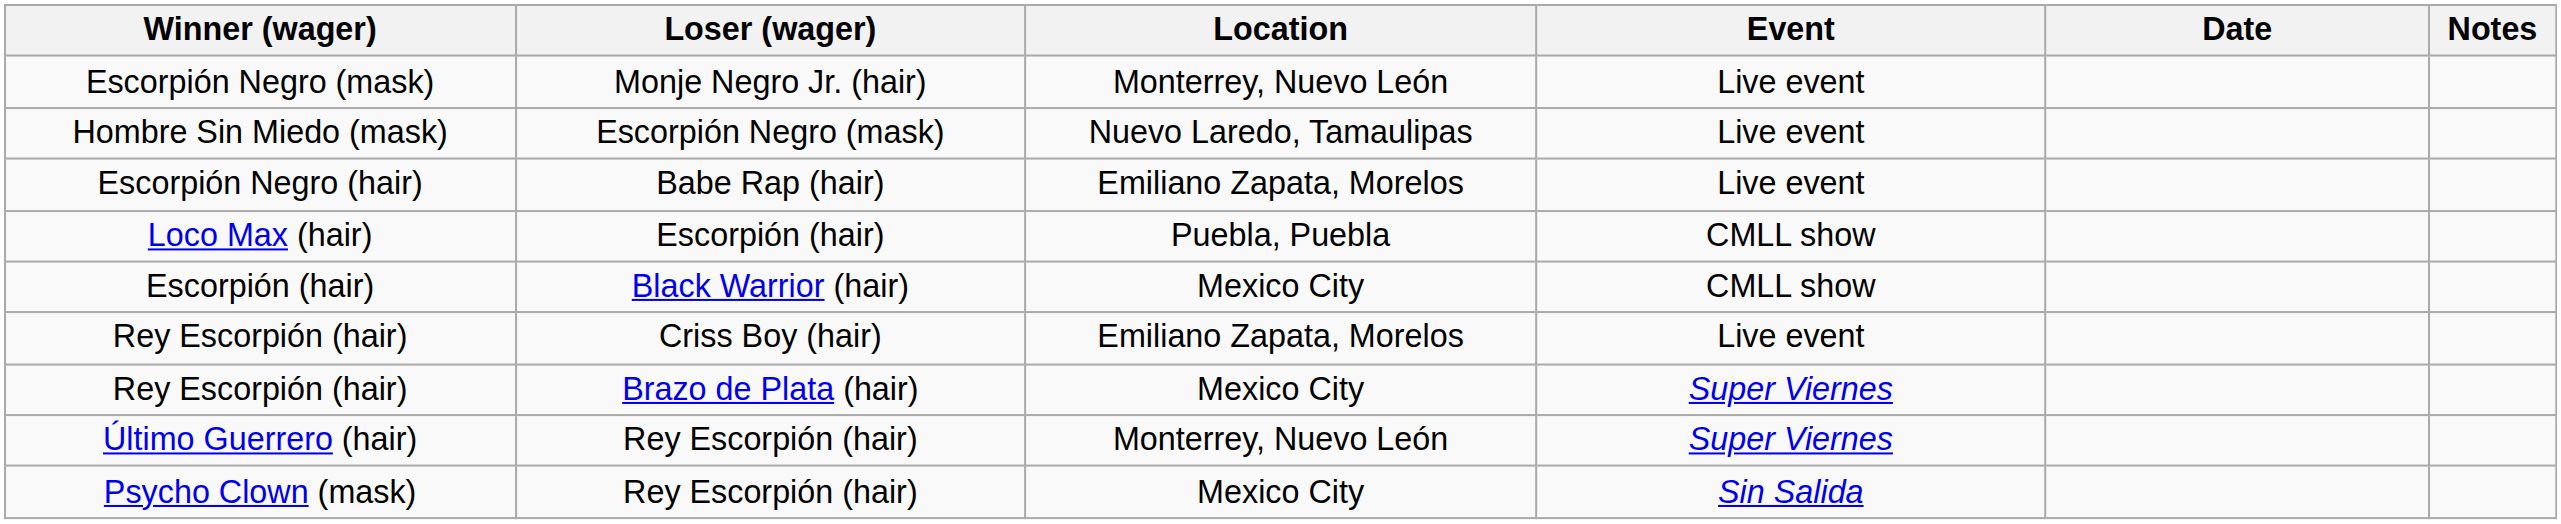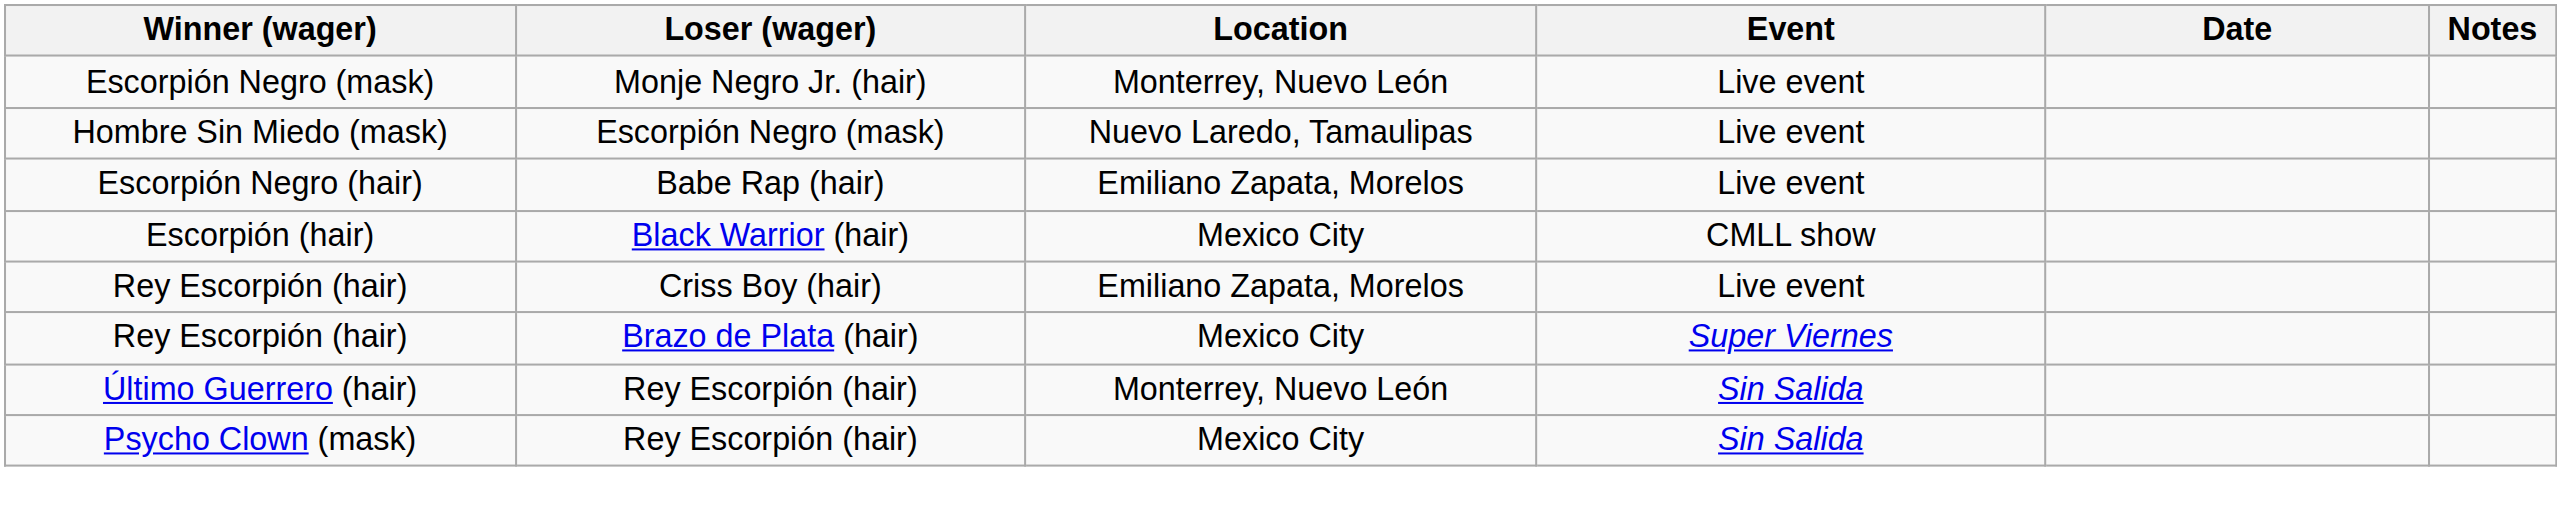- row: (260, 235)
(1791, 440) Super Viernes -> (1791, 388) Sin Salida
